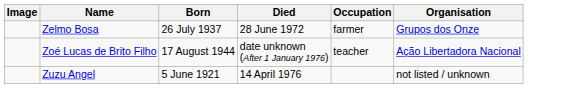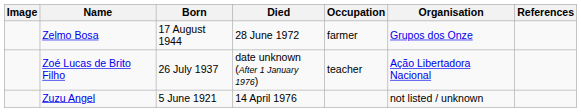+ column: (546, 12)
(191, 29) 26 July 1937 -> (182, 35) 17 August 1944
(198, 52) 17 August 1944 -> (188, 70) 26 July 1937
